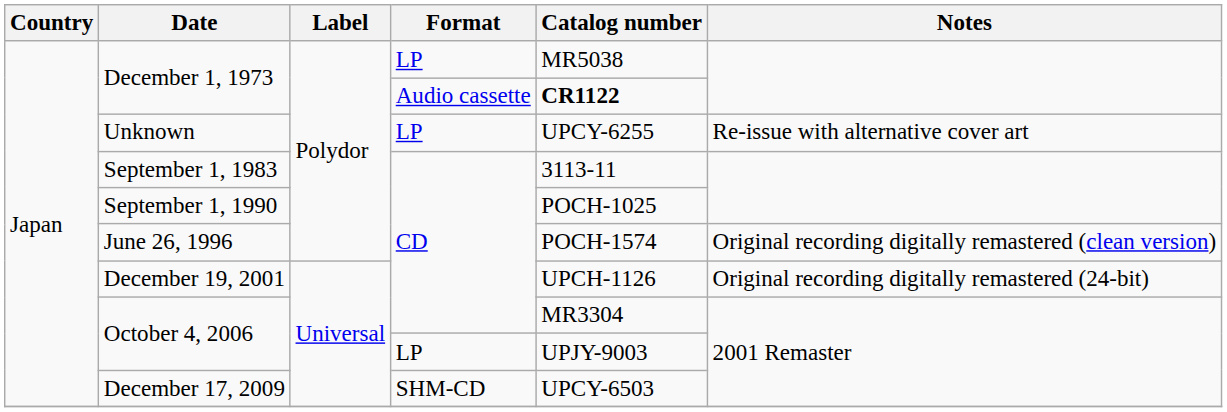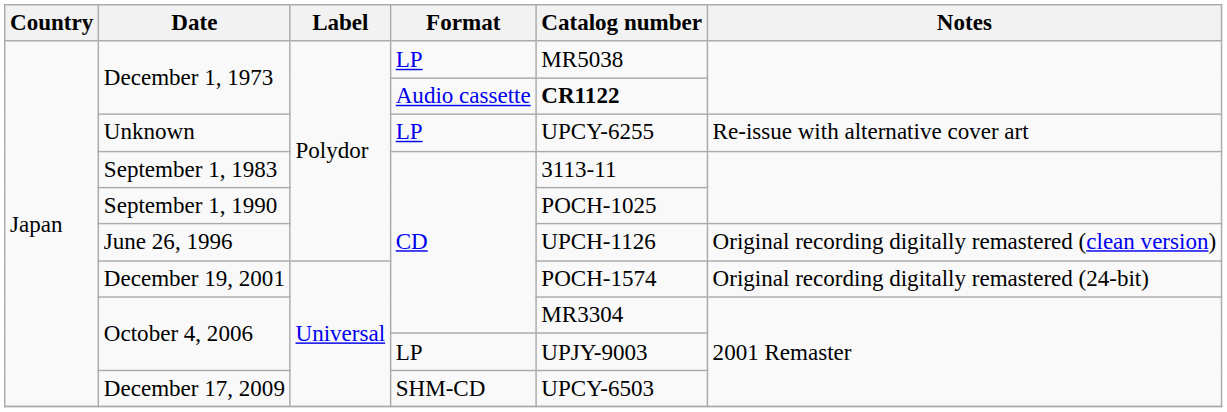(599, 242) POCH-1574 -> (599, 242) UPCH-1126
(599, 278) UPCH-1126 -> (599, 278) POCH-1574
